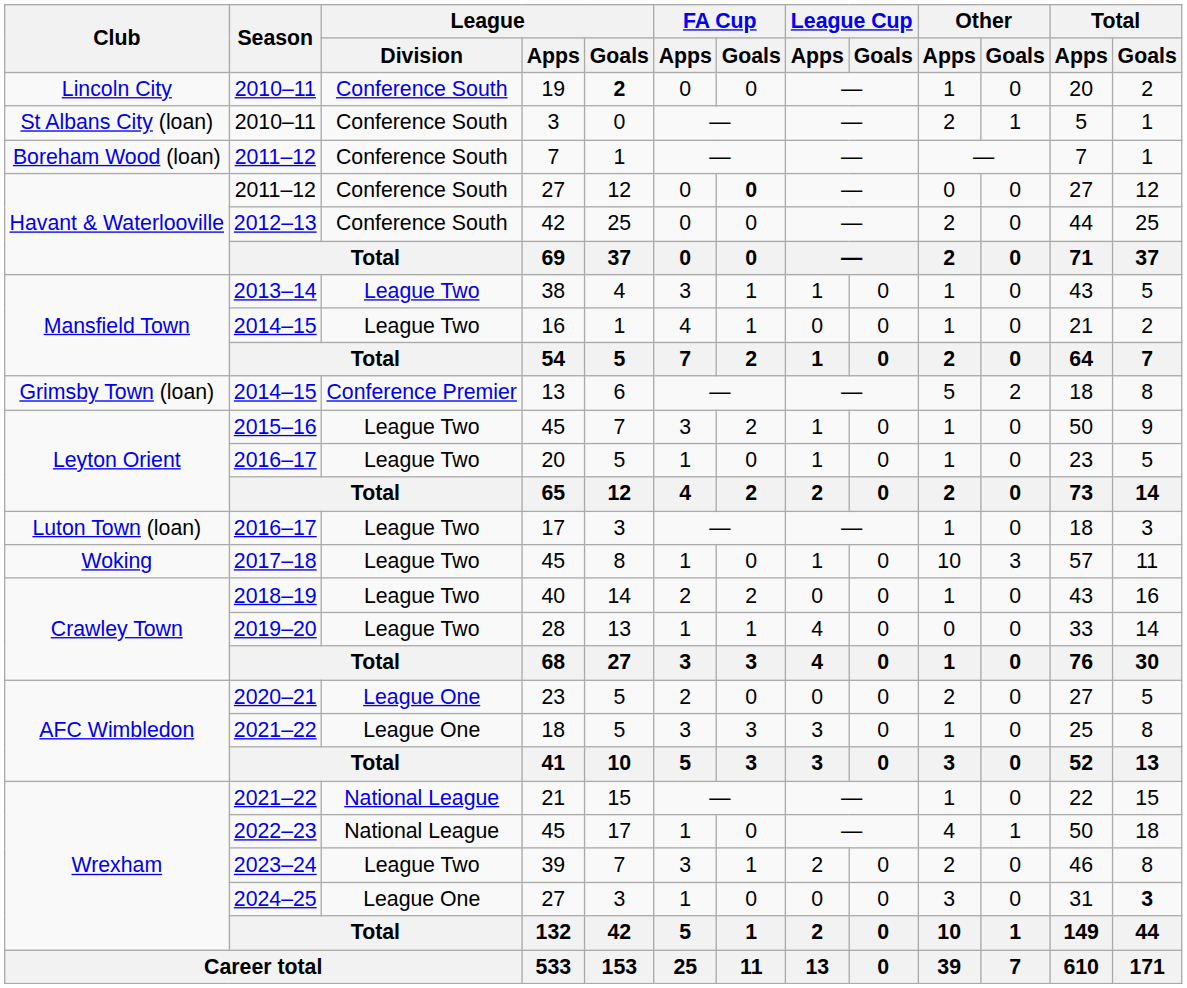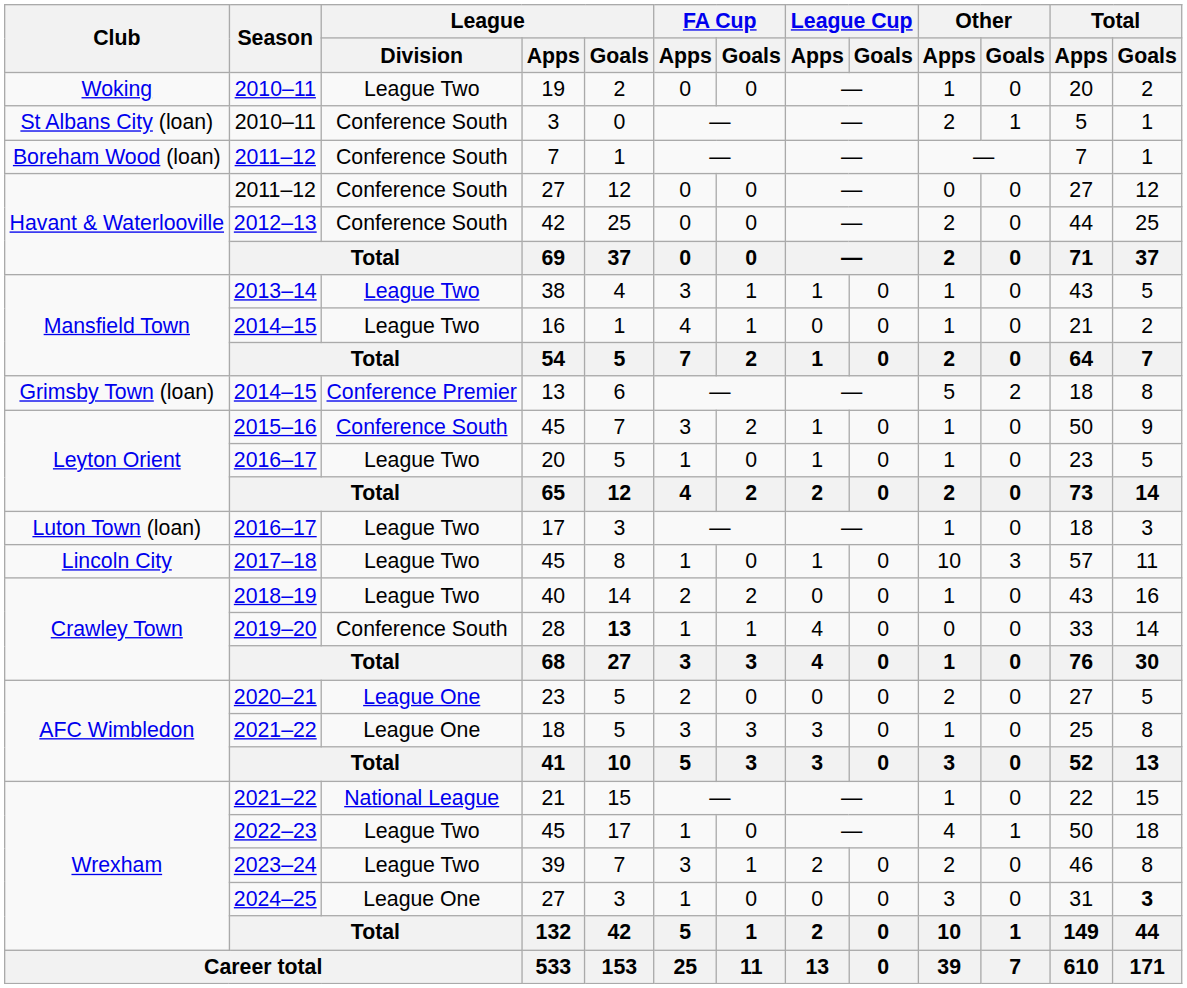(117, 88) Lincoln City -> (117, 88) Woking
(422, 88) Conference South -> (422, 88) League Two
(619, 88) bold -> (619, 88) normal
(751, 190) bold -> (751, 190) normal
(422, 426) League Two -> (422, 426) Conference South
(117, 561) Woking -> (117, 561) Lincoln City
(422, 628) League Two -> (422, 628) Conference South
(619, 628) normal -> (619, 628) bold
(422, 831) National League -> (422, 831) League Two
